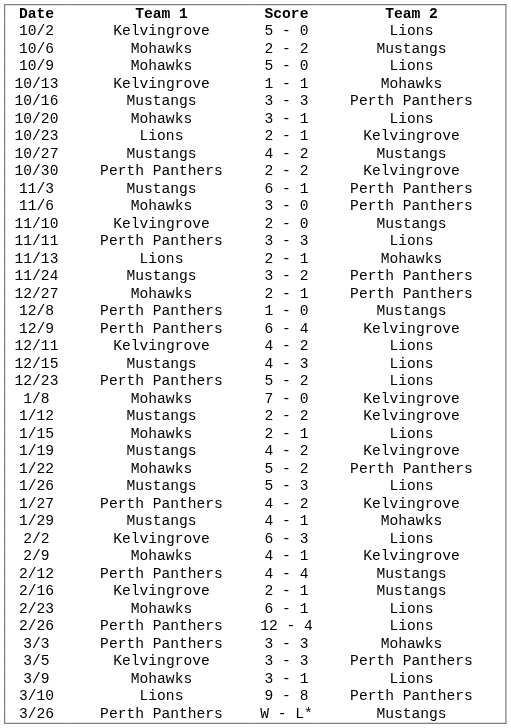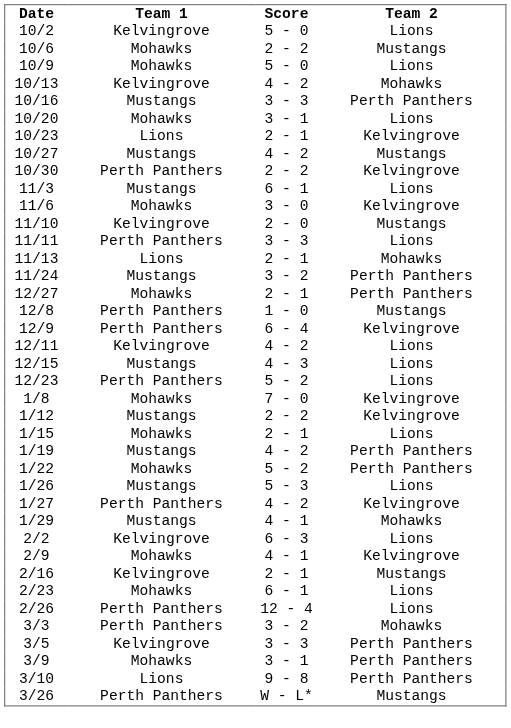(286, 84) 1 - 1 -> (286, 84) 4 - 2
(411, 189) Perth Panthers -> (411, 189) Lions
(411, 206) Perth Panthers -> (412, 206) Kelvingrove
(412, 452) Kelvingrove -> (411, 452) Perth Panthers
- row: (36, 574)
(286, 644) 3 - 3 -> (286, 626) 3 - 2
(411, 679) Lions -> (411, 662) Perth Panthers
